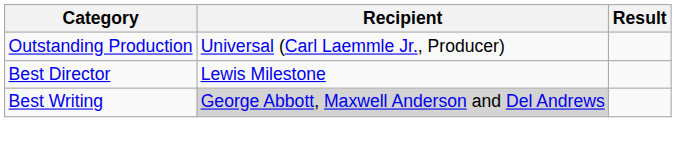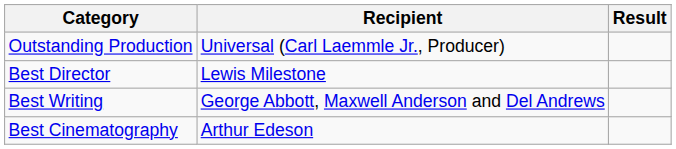(403, 102) lightgrey background -> (403, 102) no background
+ row: (93, 130)
